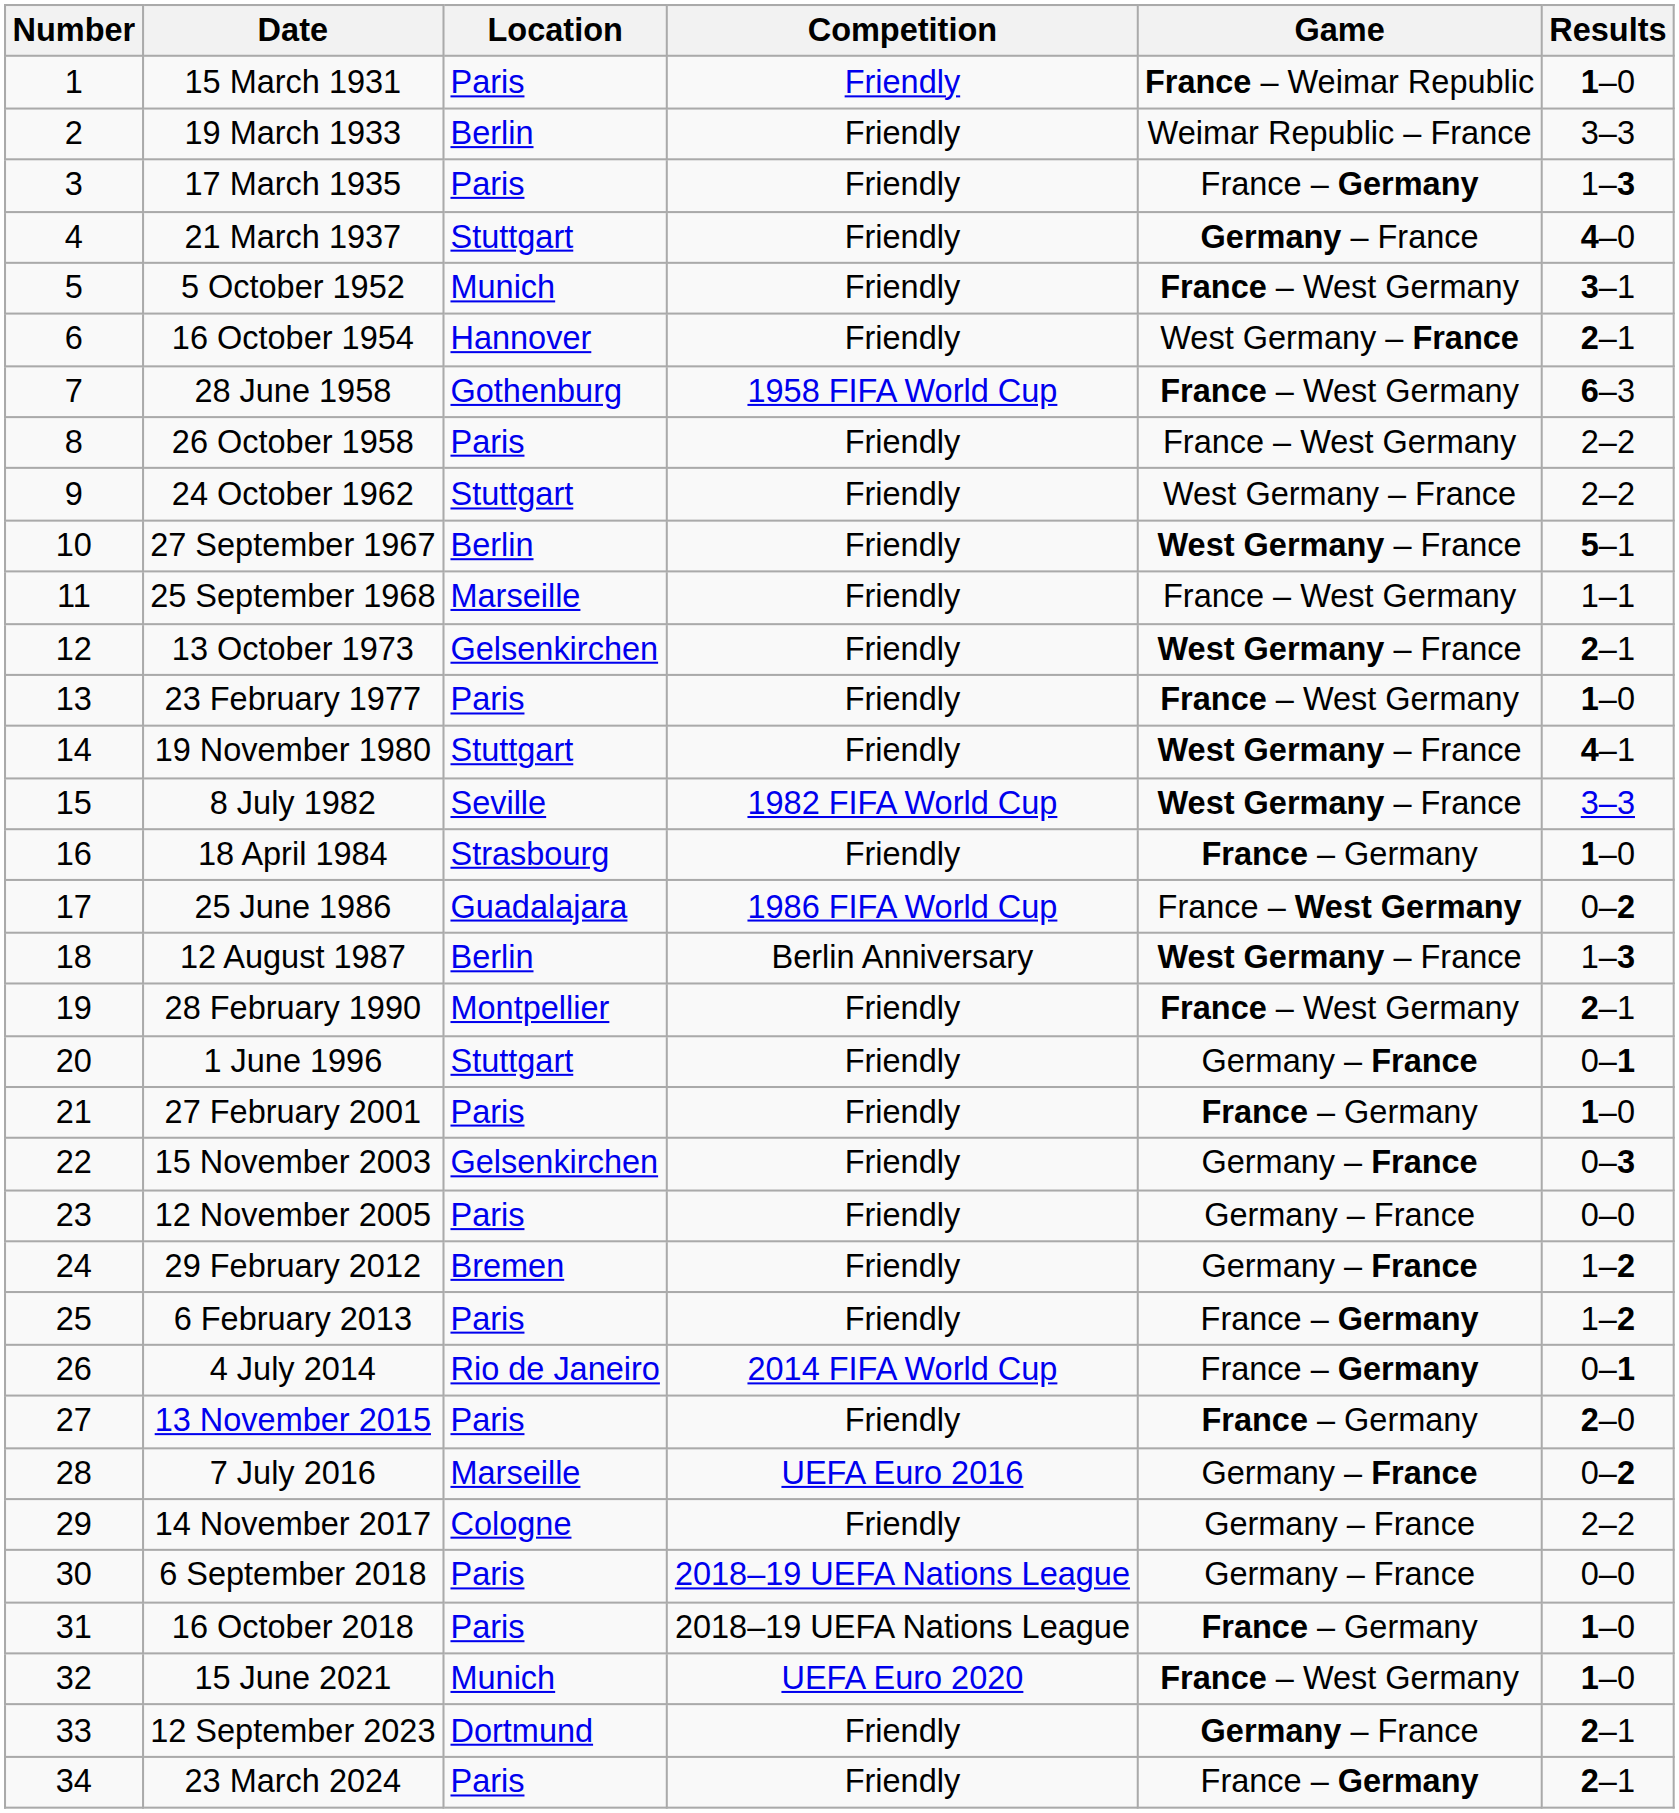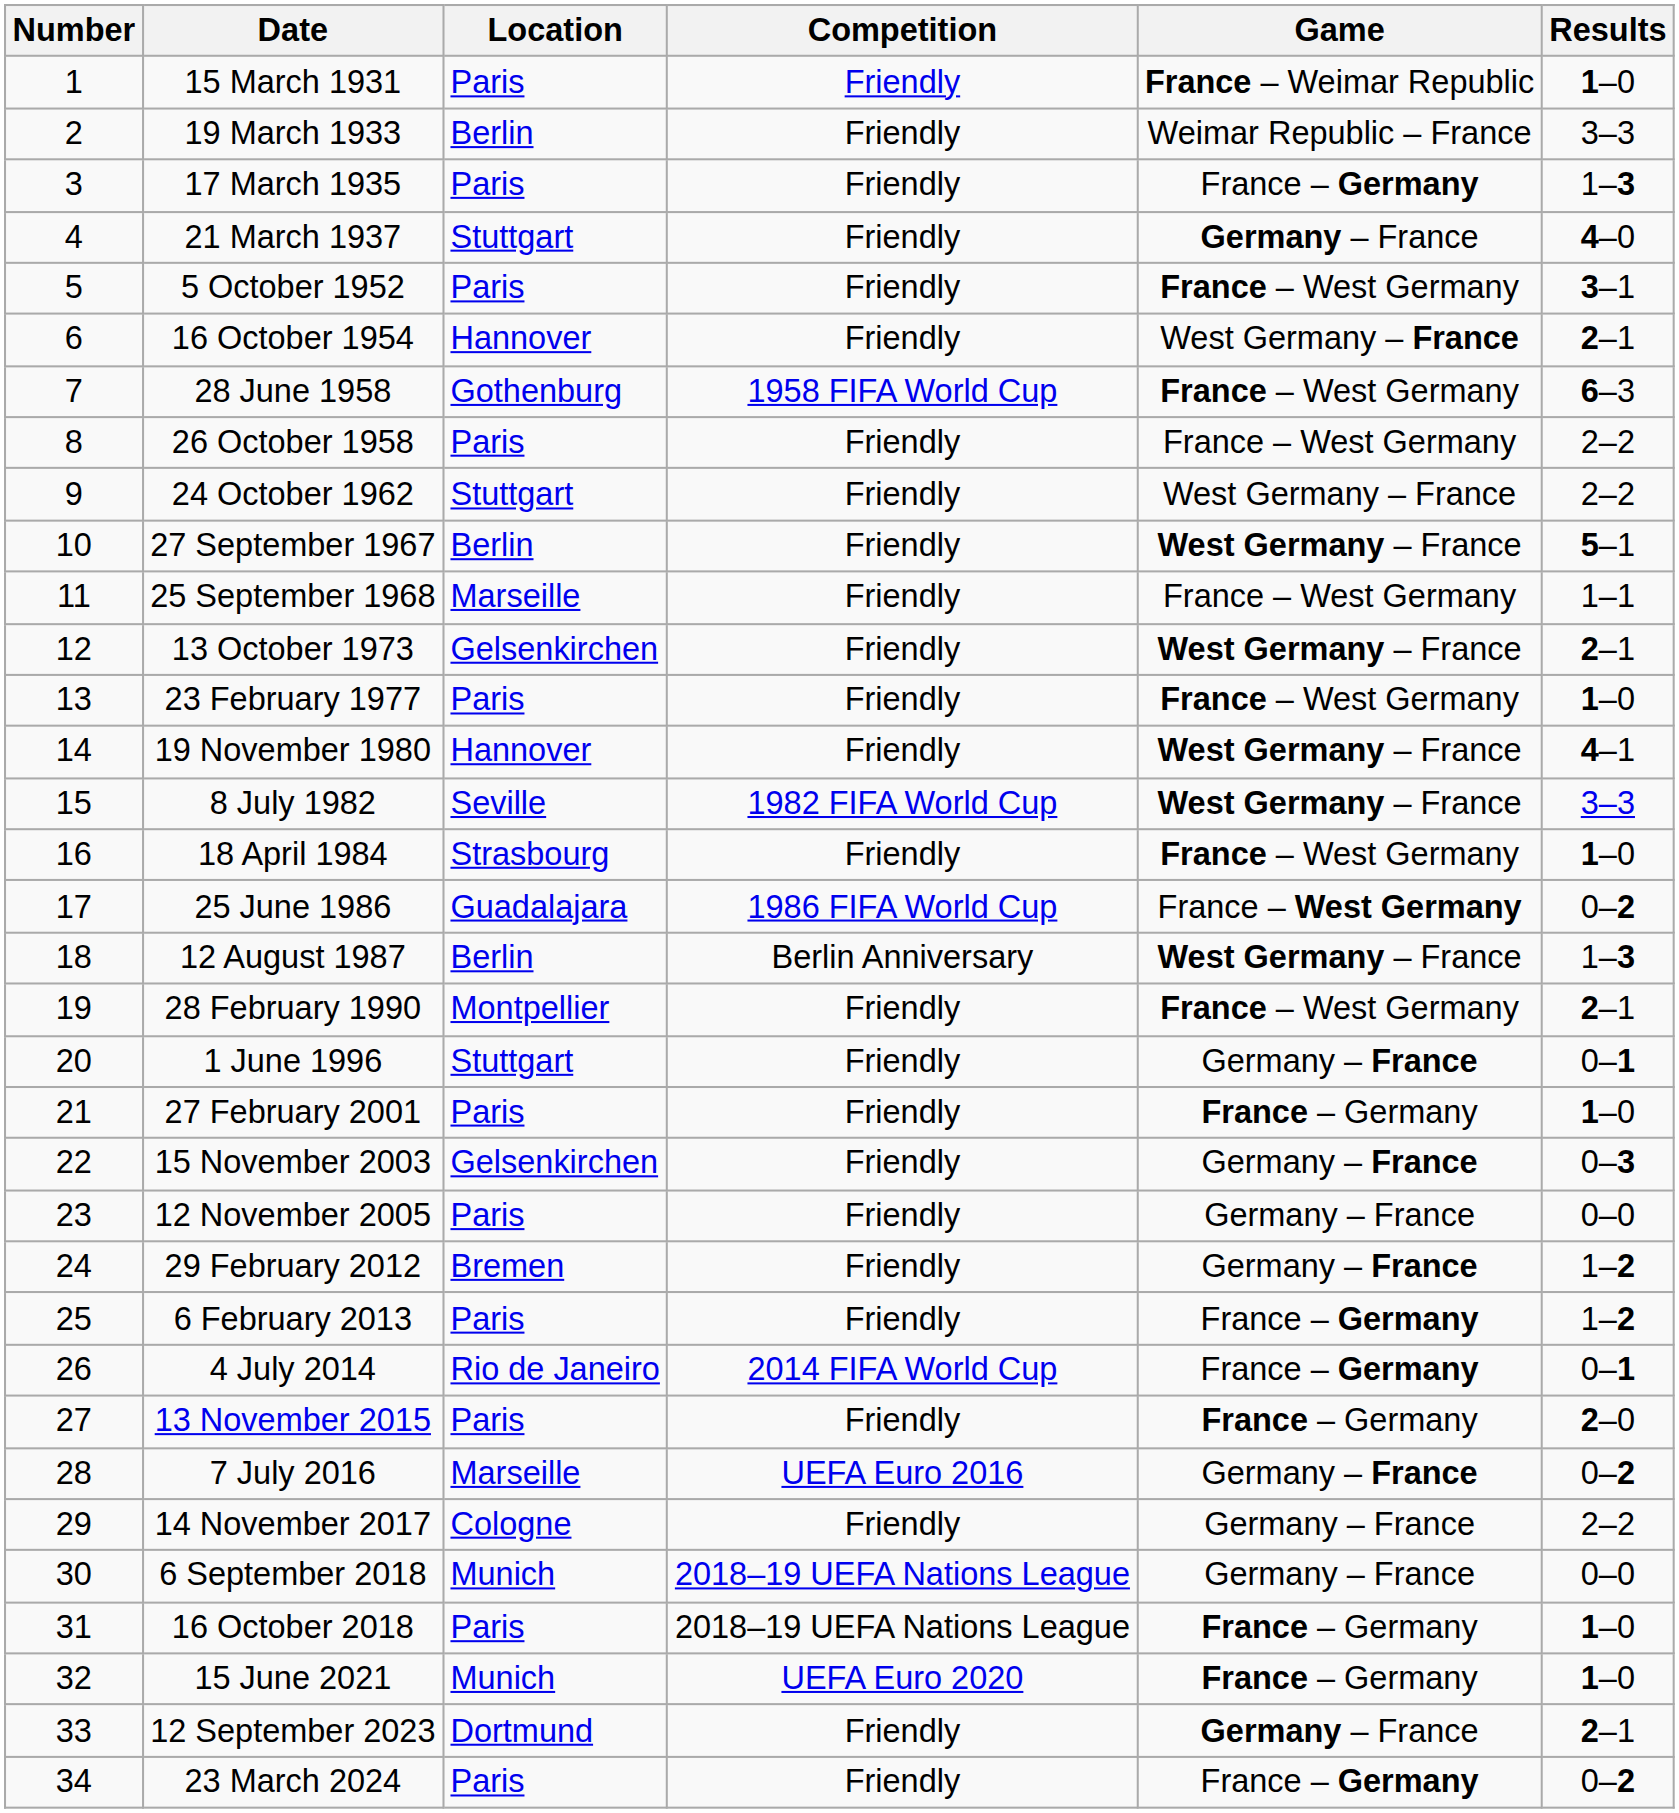(503, 287) Munich -> (487, 287) Paris
(512, 751) Stuttgart -> (521, 751) Hannover
(1340, 854) France – Germany -> (1340, 854) France – West Germany
(487, 1575) Paris -> (503, 1575) Munich
(1340, 1678) France – West Germany -> (1340, 1678) France – Germany
(1608, 1781) 2–1 -> (1608, 1781) 0–2
